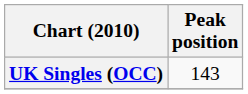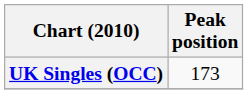(205, 72) 143 -> (205, 72) 173
